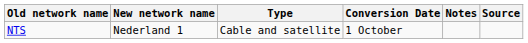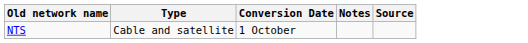- column: (164, 13)
